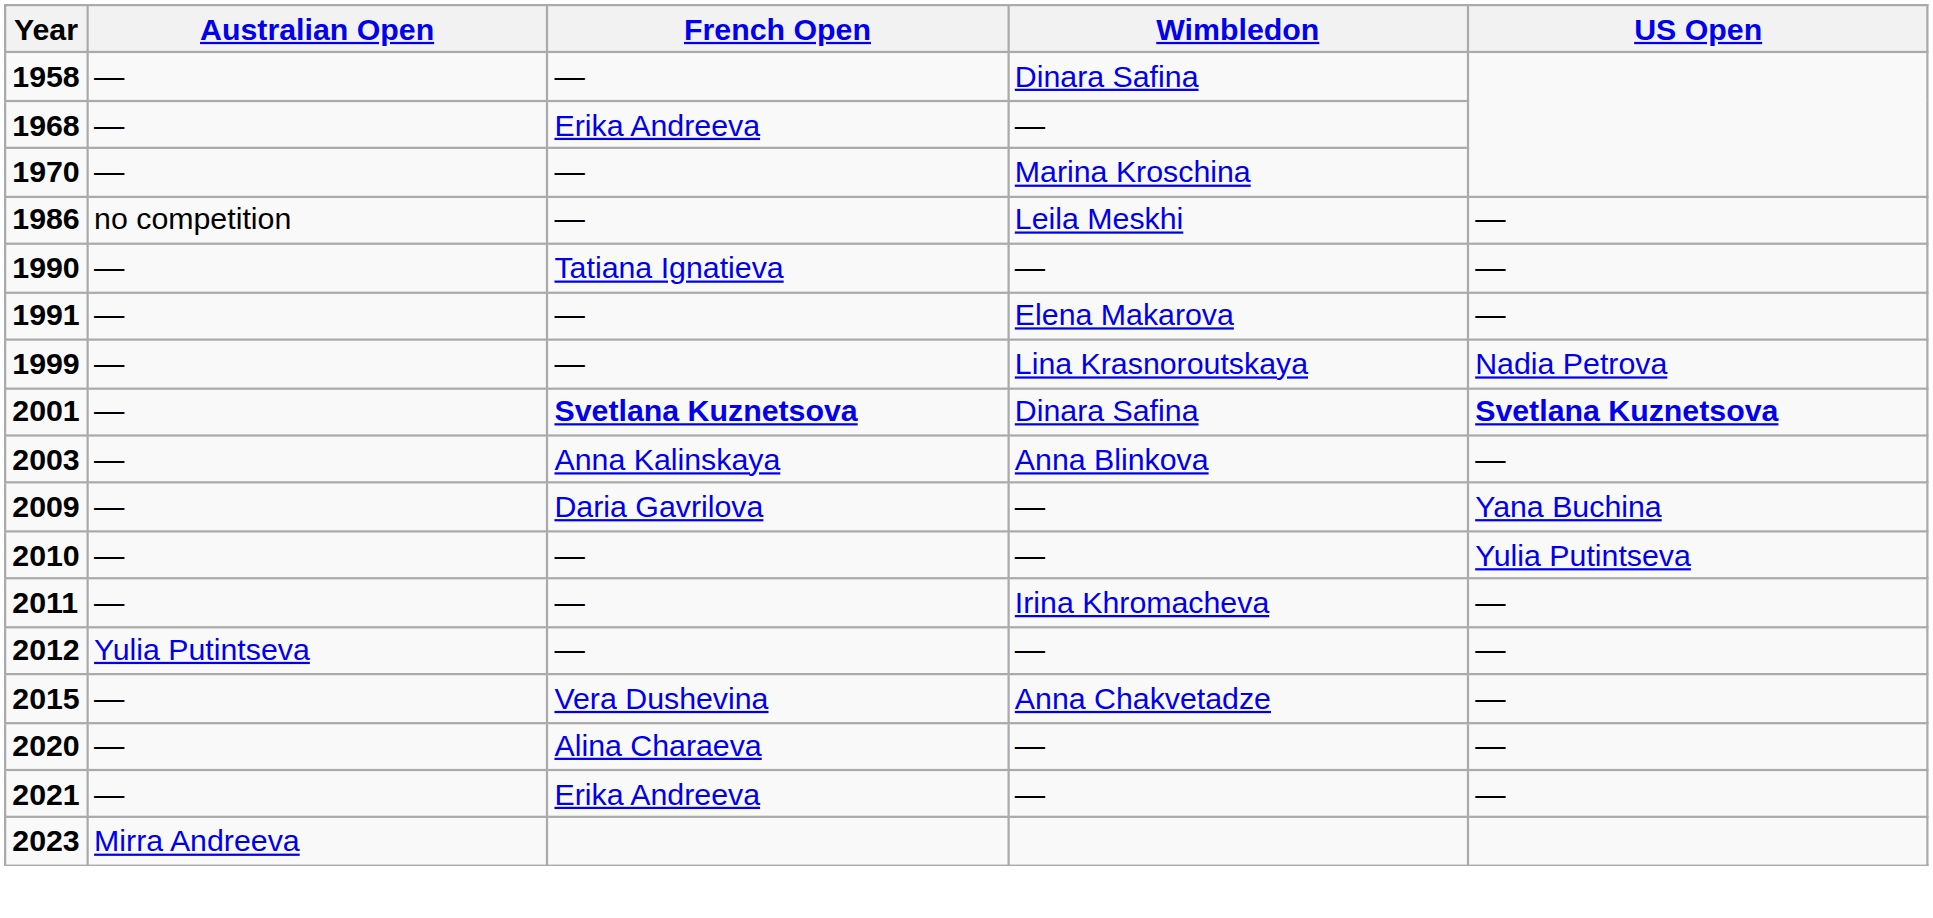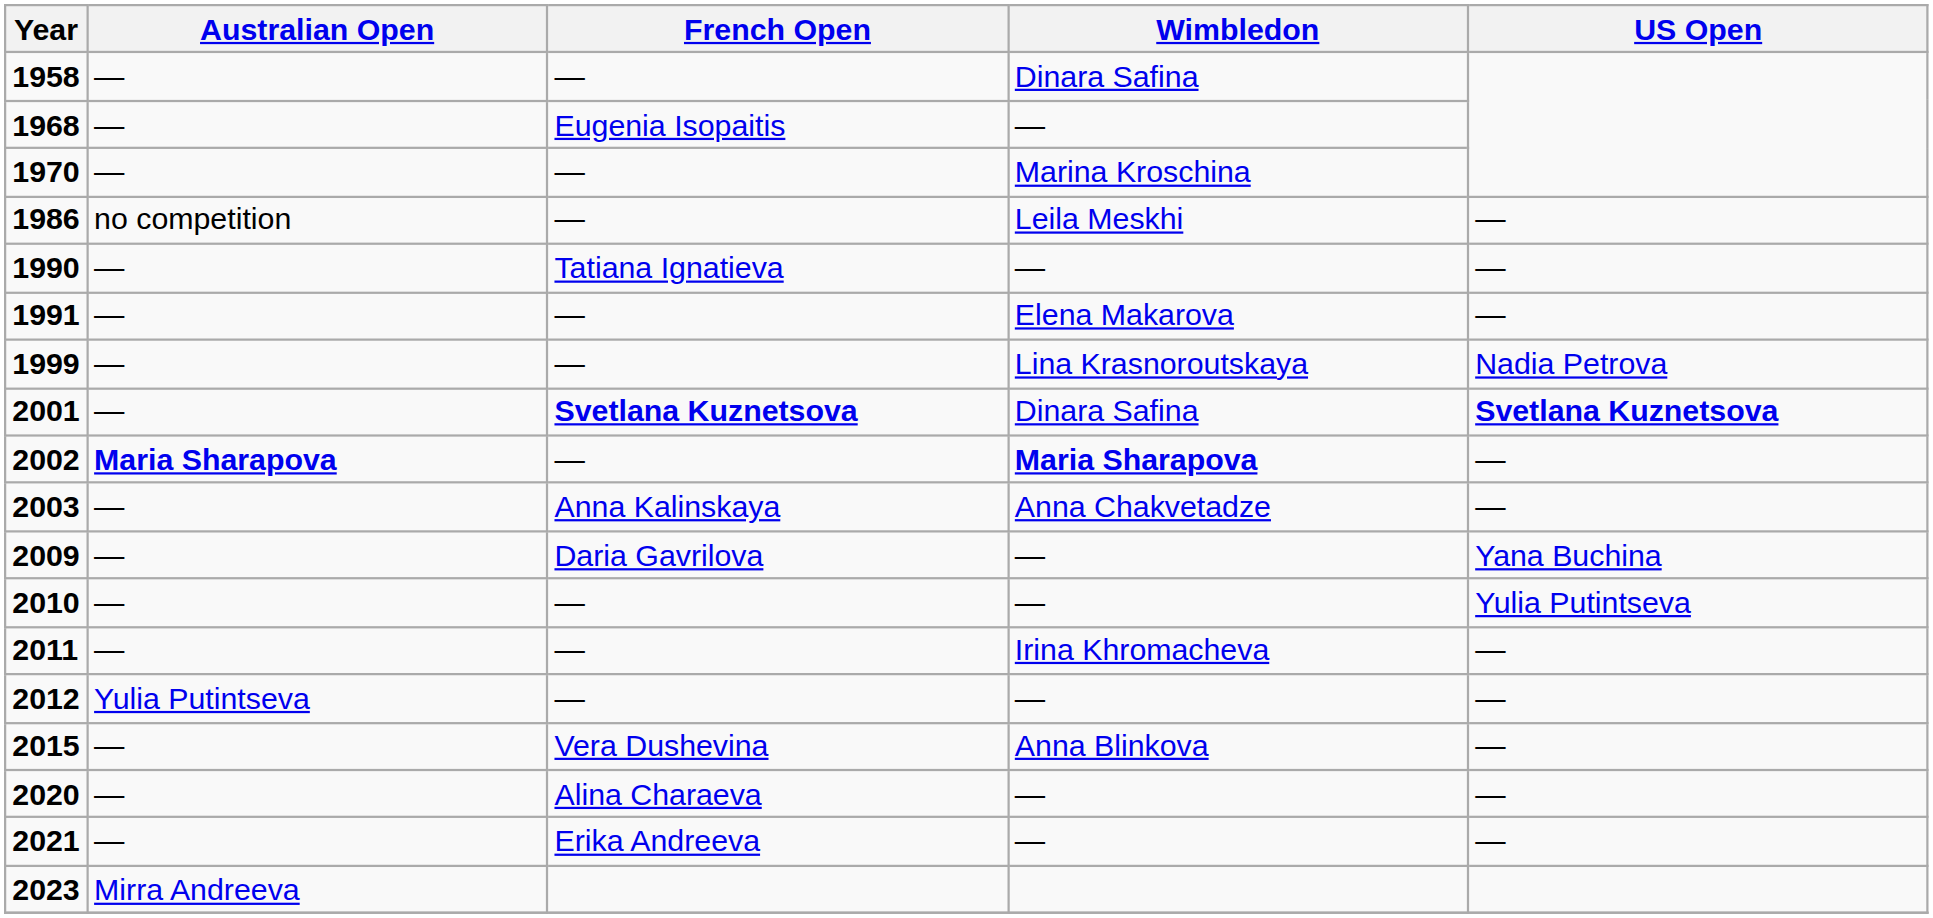(657, 124) Erika Andreeva -> (670, 124) Eugenia Isopaitis
+ row: (46, 459)
(1112, 459) Anna Blinkova -> (1143, 507) Anna Chakvetadze
(1143, 698) Anna Chakvetadze -> (1112, 746) Anna Blinkova
